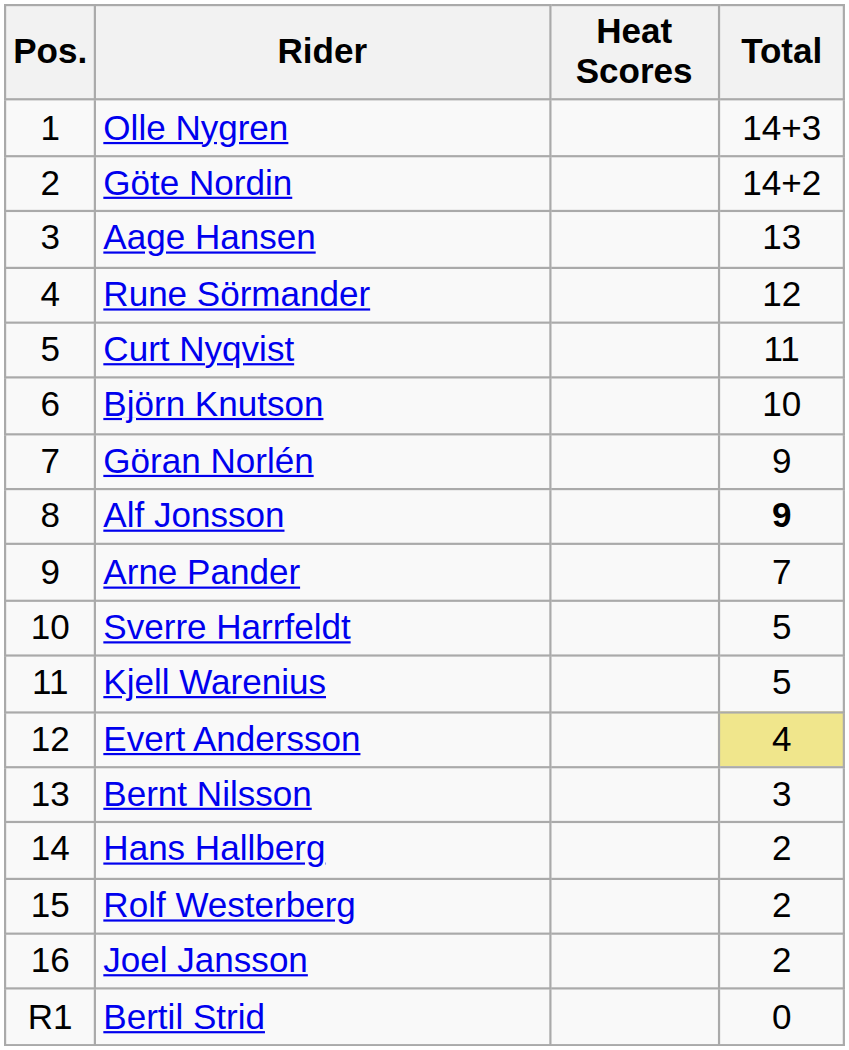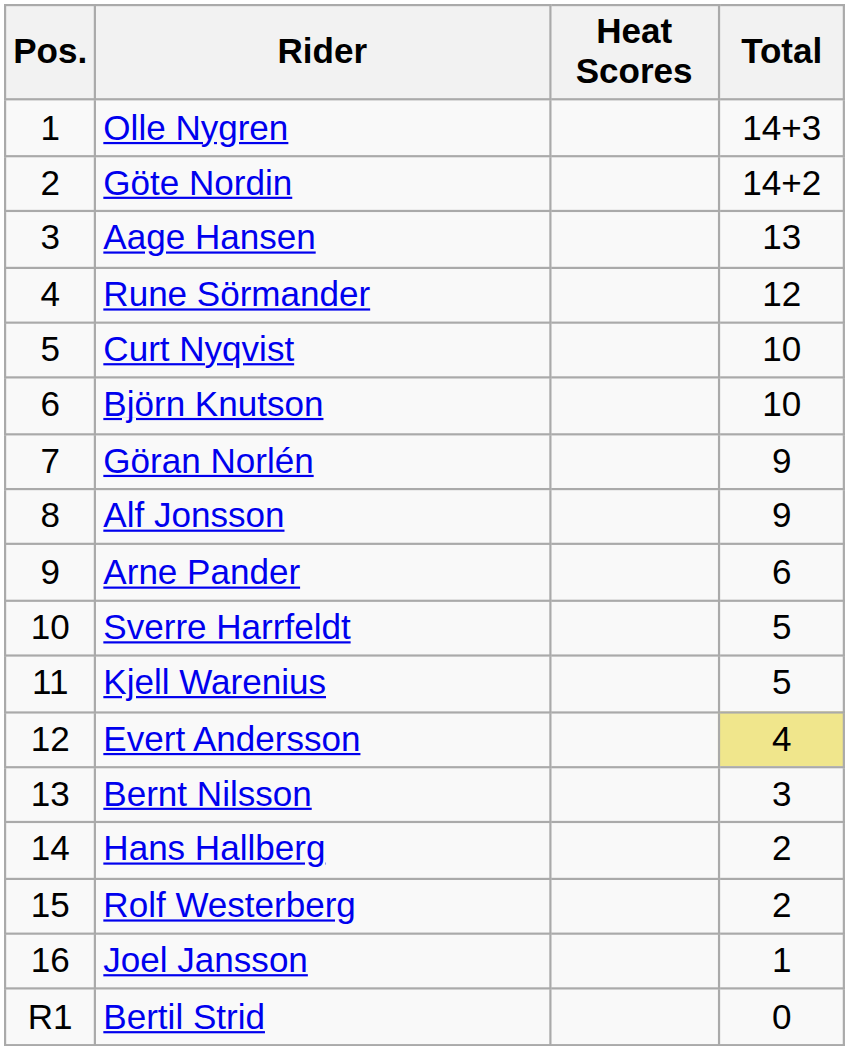(782, 349) 11 -> (782, 349) 10
(782, 516) bold -> (782, 516) normal
(782, 571) 7 -> (782, 571) 6
(782, 960) 2 -> (782, 960) 1
